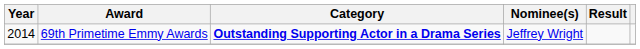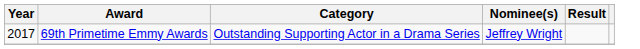(21, 34) 2014 -> (21, 34) 2017
(357, 34) bold -> (347, 34) normal
